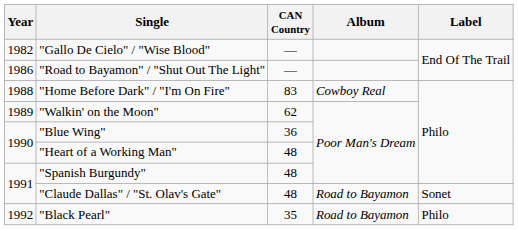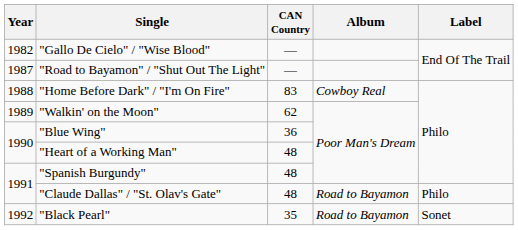(20, 70) 1986 -> (20, 70) 1987
(436, 193) Sonet -> (435, 193) Philo
(435, 214) Philo -> (436, 214) Sonet
